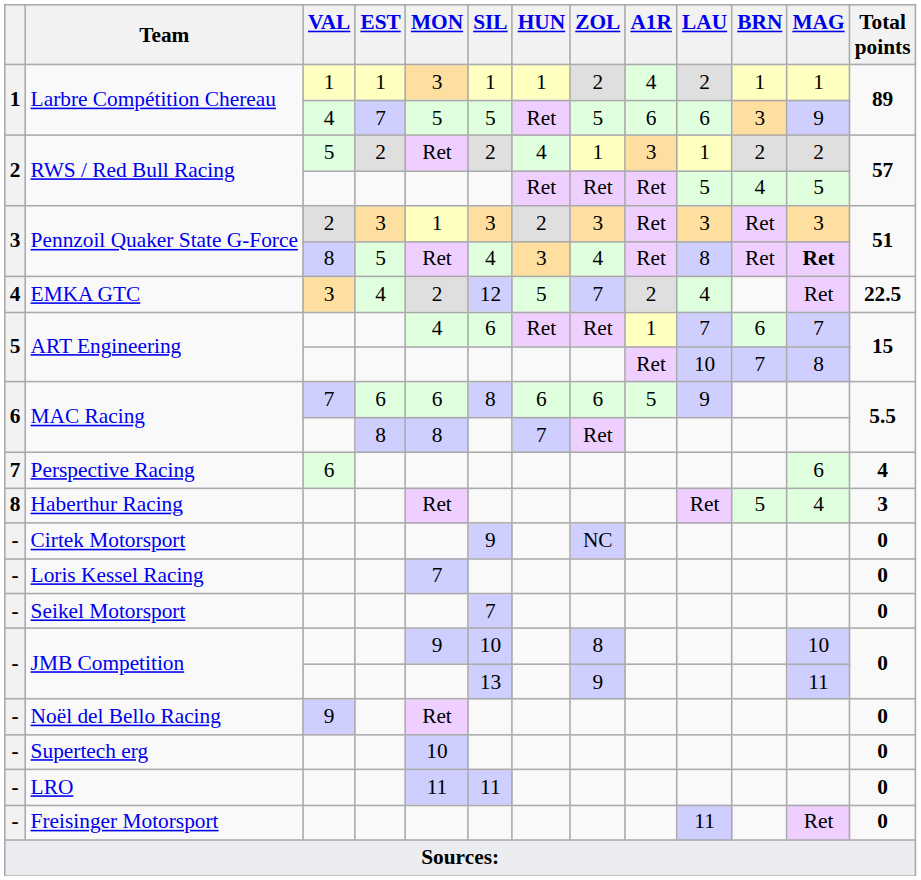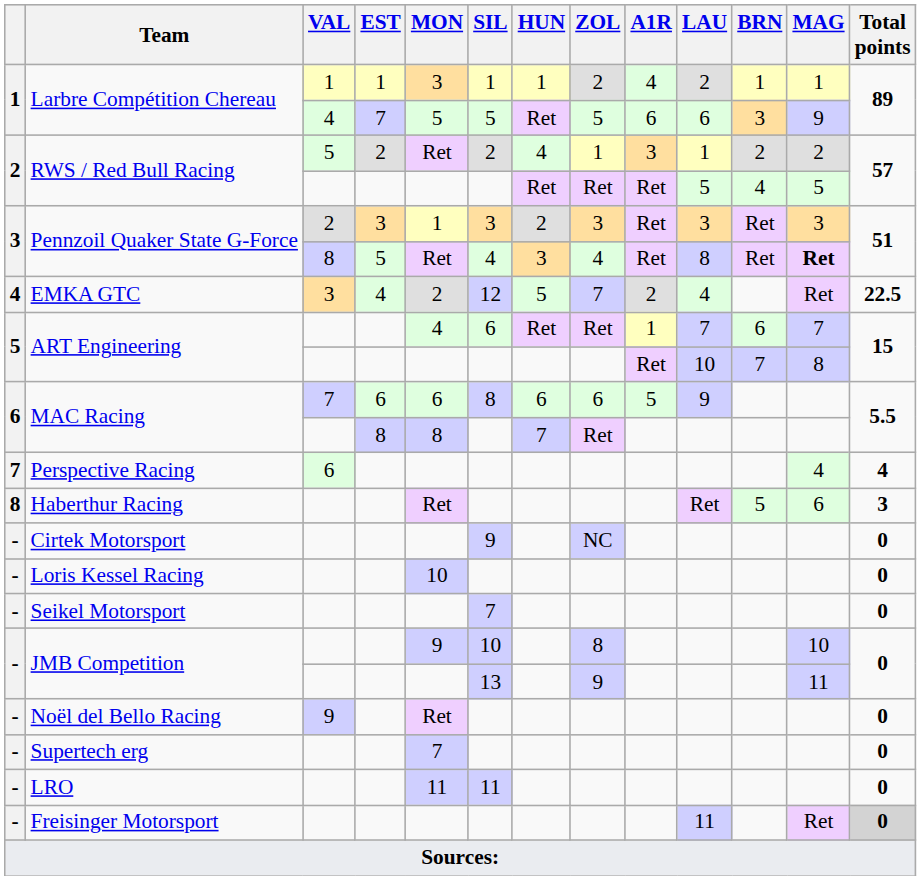(818, 469) 6 -> (818, 469) 4
(818, 504) 4 -> (818, 504) 6
(437, 575) 7 -> (437, 575) 10
(437, 751) 10 -> (437, 751) 7
(883, 821) no background -> (883, 821) lightgrey background
